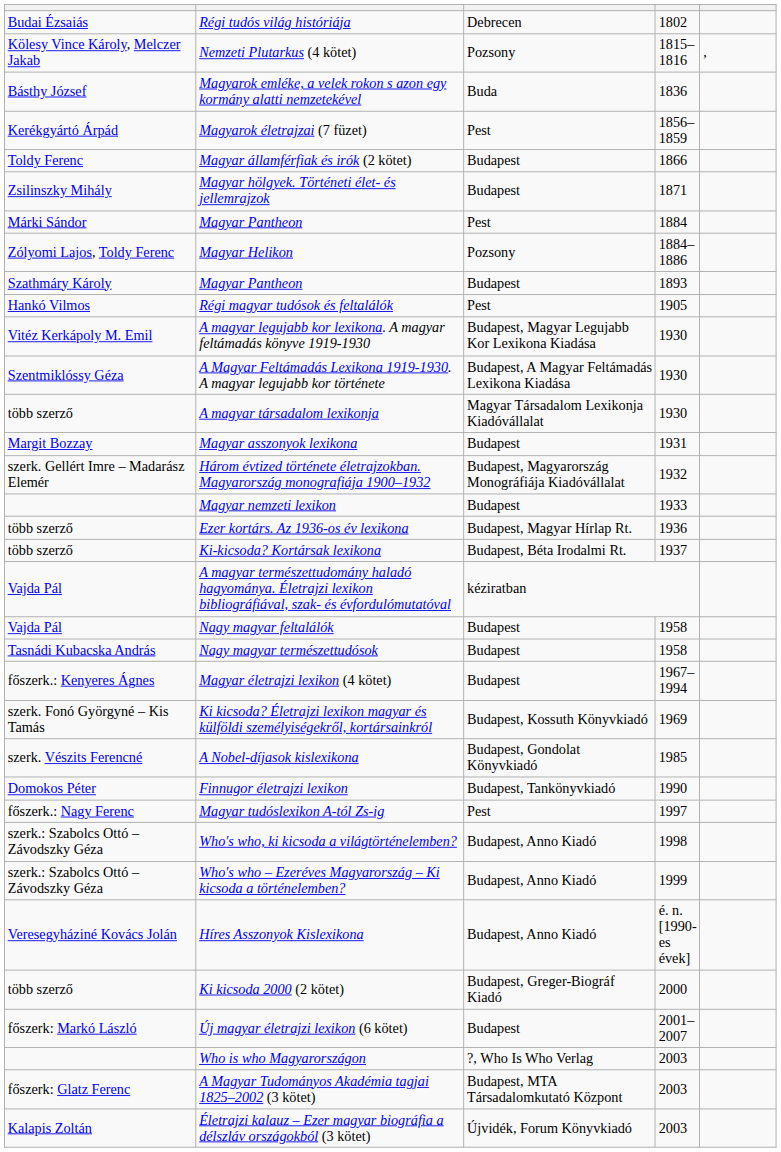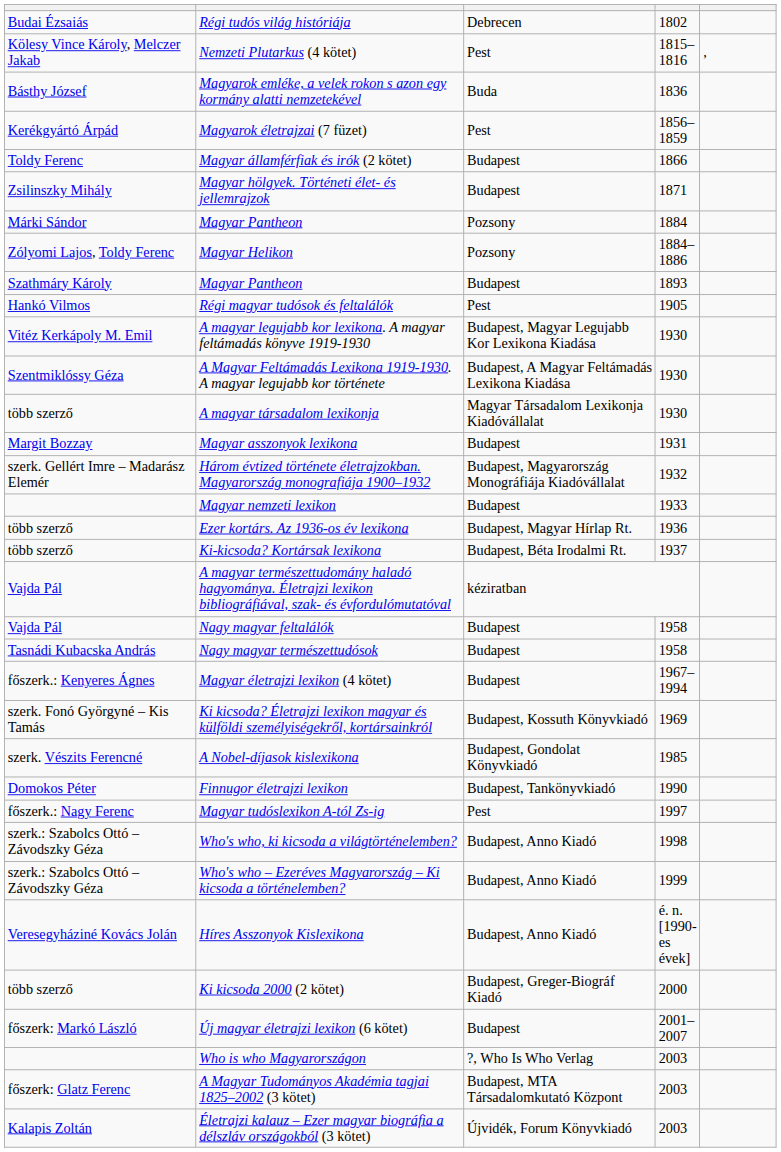(491, 52) Pozsony -> (479, 52) Pest
(479, 221) Pest -> (491, 221) Pozsony
